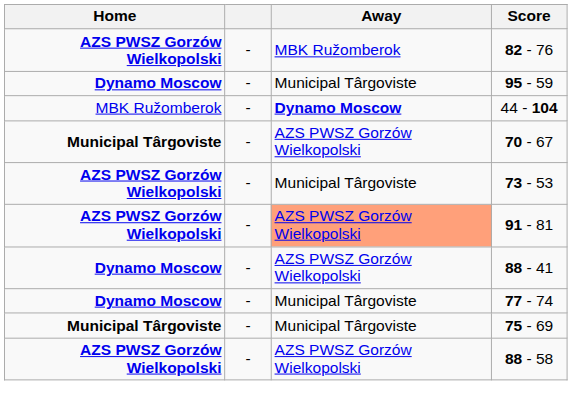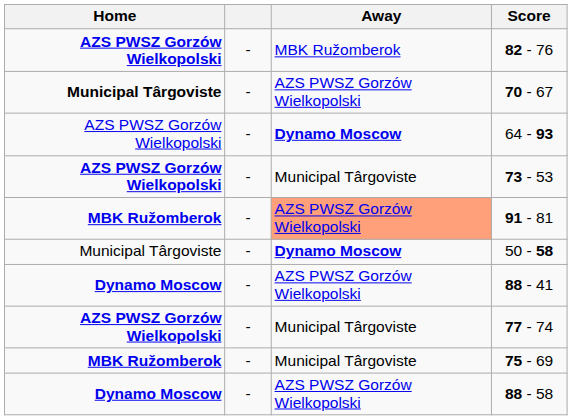- row: (529, 83)
- row: (529, 108)
+ row: (529, 134)
(151, 225) AZS PWSZ Gorzów Wielkopolski -> (155, 218) MBK Ružomberok
+ row: (529, 251)
(158, 301) Dynamo Moscow -> (151, 327) AZS PWSZ Gorzów Wielkopolski
(144, 325) Municipal Târgoviste -> (155, 360) MBK Ružomberok
(151, 358) AZS PWSZ Gorzów Wielkopolski -> (158, 393) Dynamo Moscow
